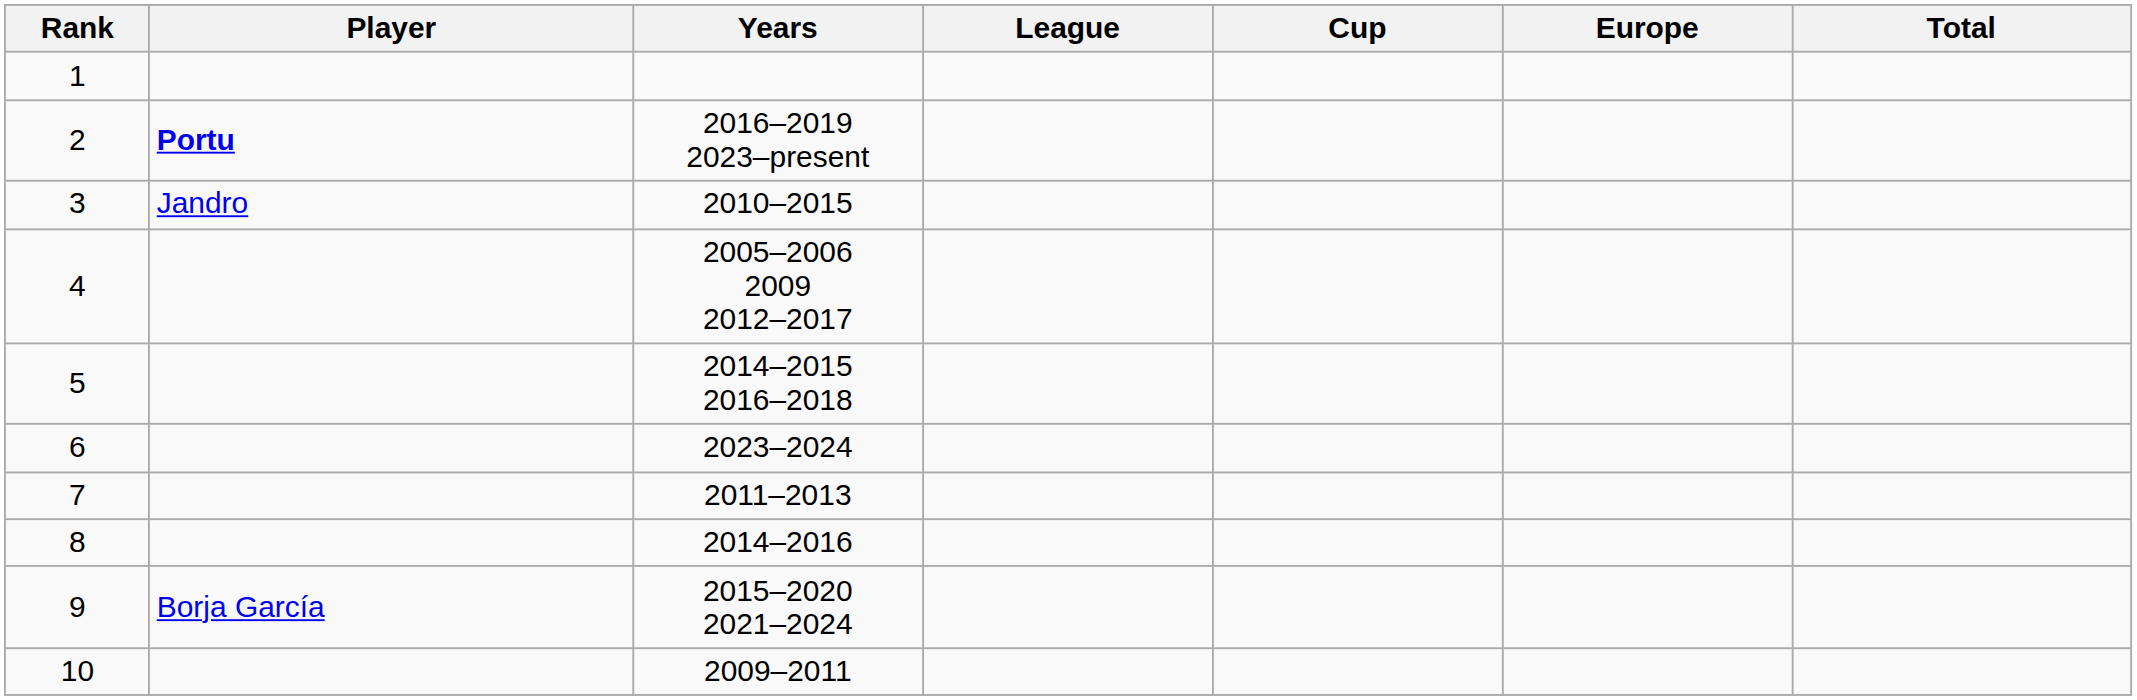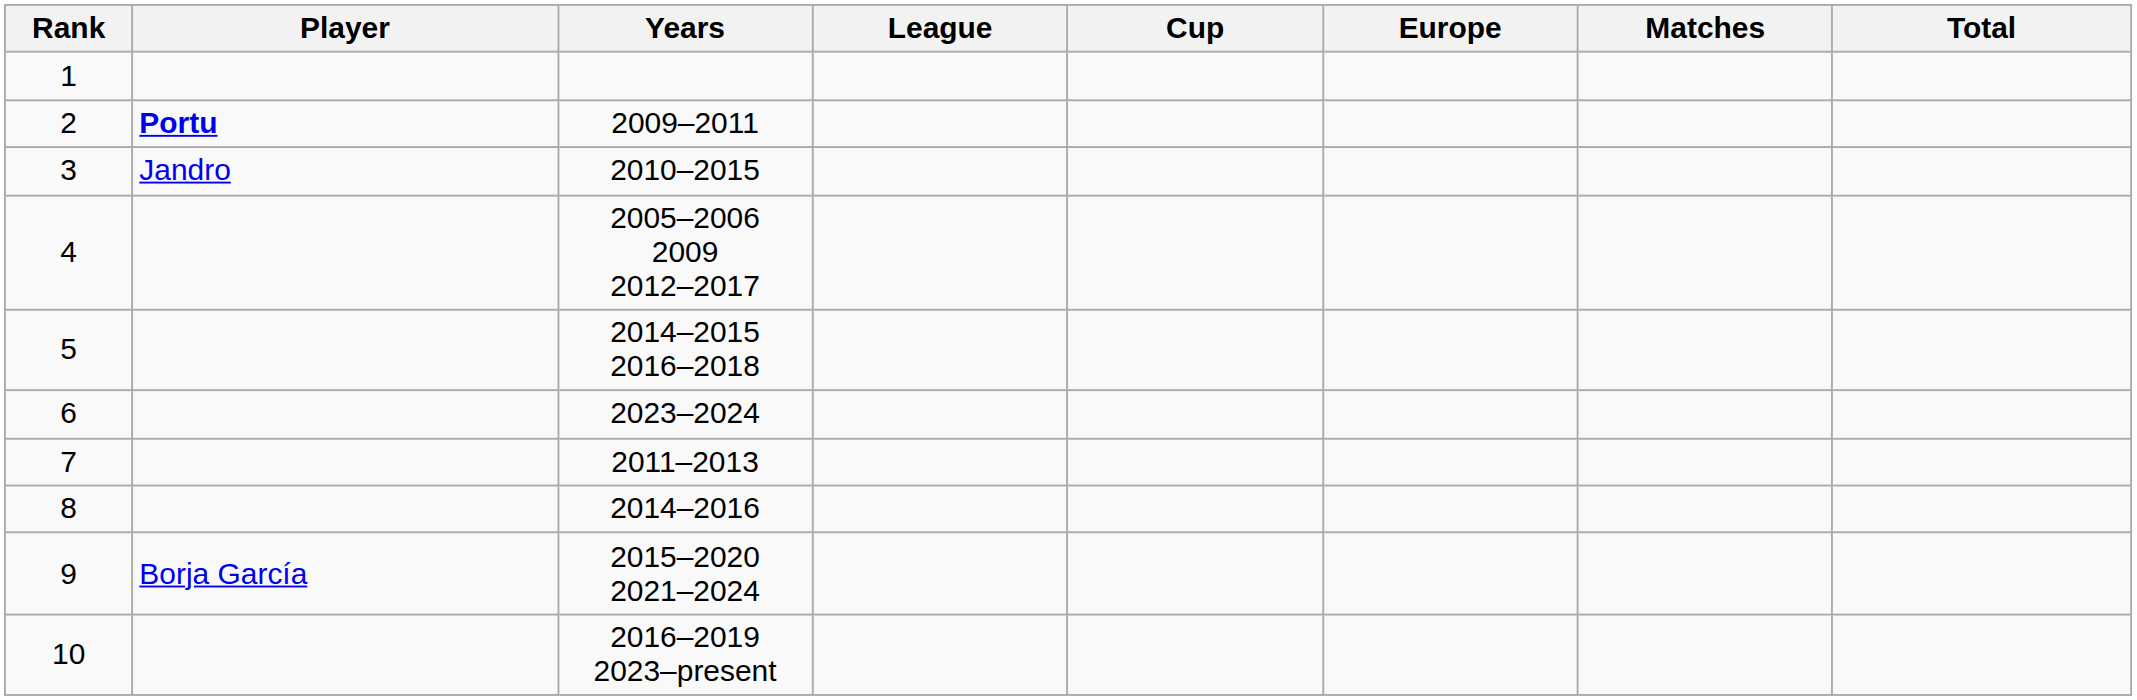+ column: (1705, 28)
(778, 139) 2016–2019 2023–present -> (685, 123) 2009–2011
(778, 671) 2009–2011 -> (685, 654) 2016–2019 2023–present
